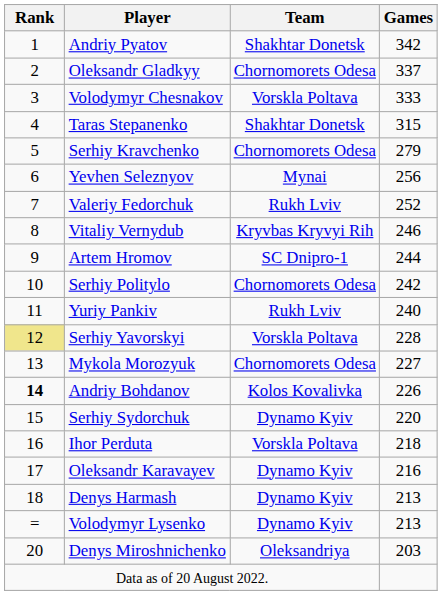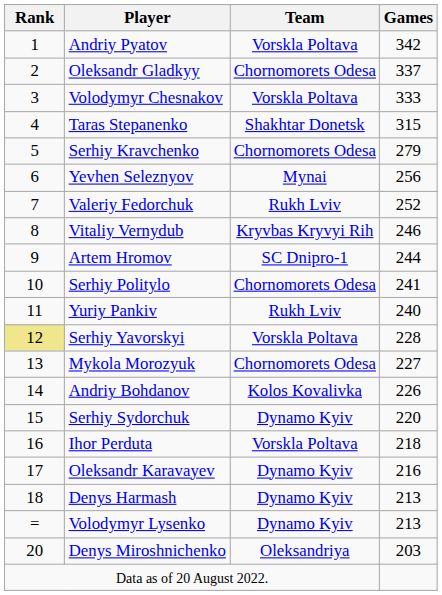(305, 44) Shakhtar Donetsk -> (305, 44) Vorskla Poltava
(408, 284) 242 -> (408, 284) 241
(35, 390) bold -> (35, 390) normal
